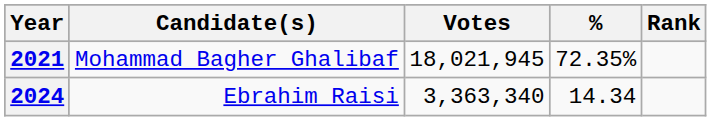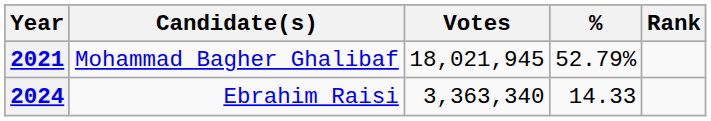(596, 60) 72.35% -> (596, 60) 52.79%
(602, 97) 14.34 -> (602, 97) 14.33
